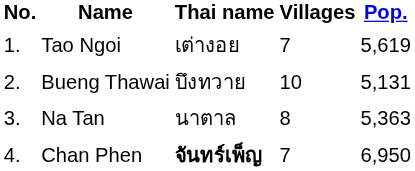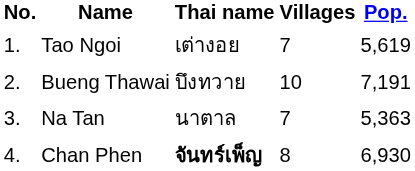(386, 81) 5,131 -> (386, 81) 7,191
(285, 118) 8 -> (285, 118) 7
(285, 154) 7 -> (285, 154) 8
(386, 154) 6,950 -> (386, 154) 6,930
